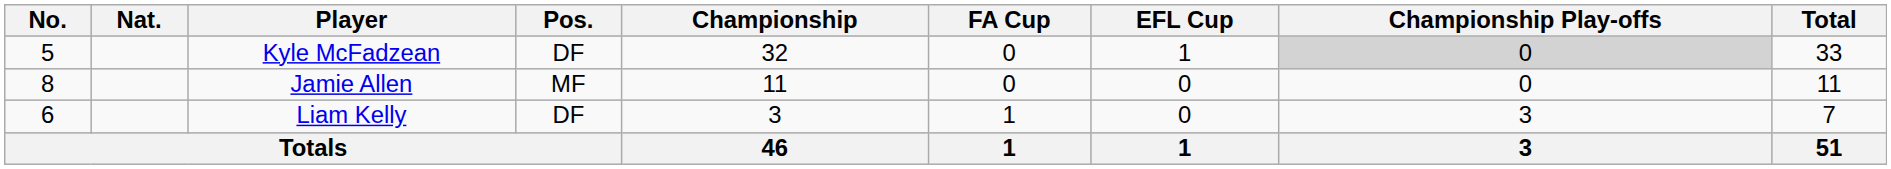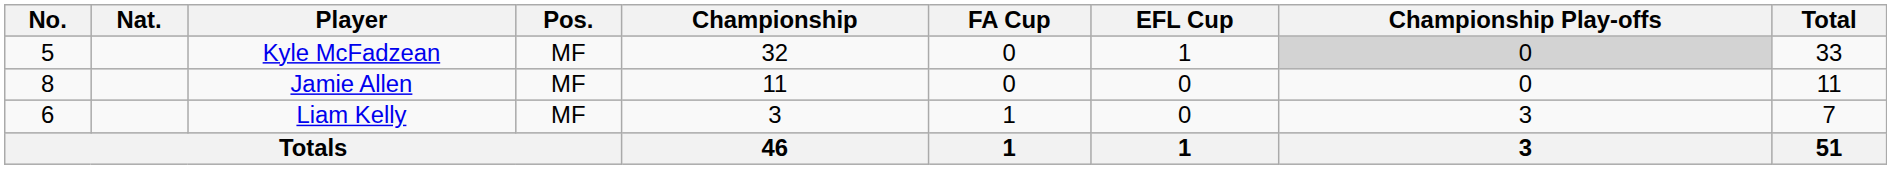(568, 52) DF -> (568, 52) MF
(568, 115) DF -> (568, 115) MF
